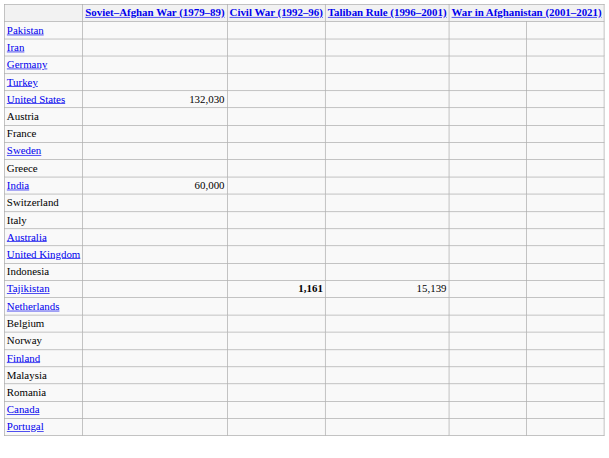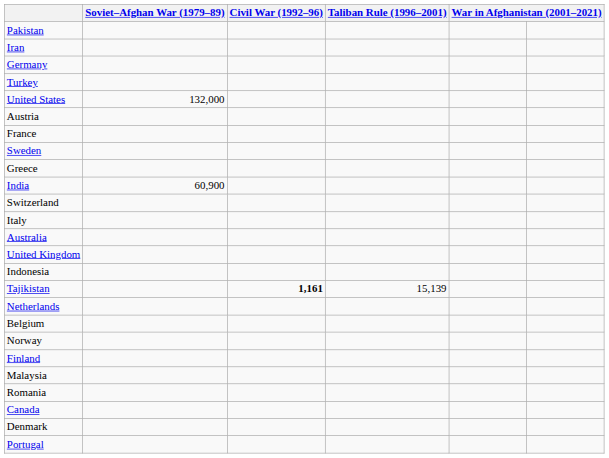(207, 99) 132,030 -> (207, 99) 132,000
(210, 185) 60,000 -> (210, 185) 60,900
+ row: (27, 427)
